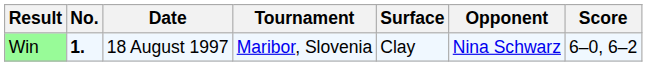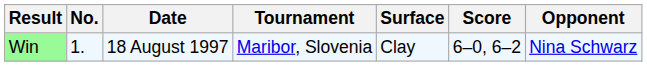columns swapped: (507, 18) <-> (603, 18)
(78, 46) bold -> (78, 46) normal
